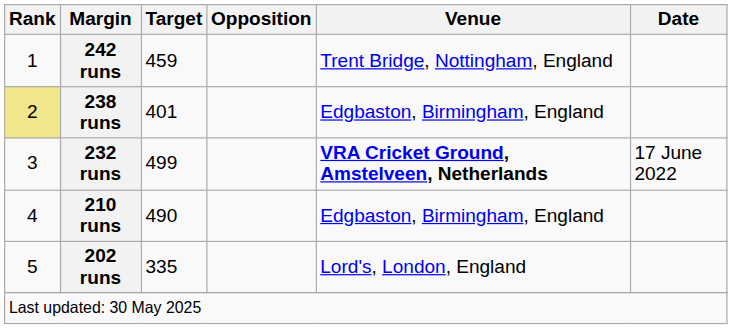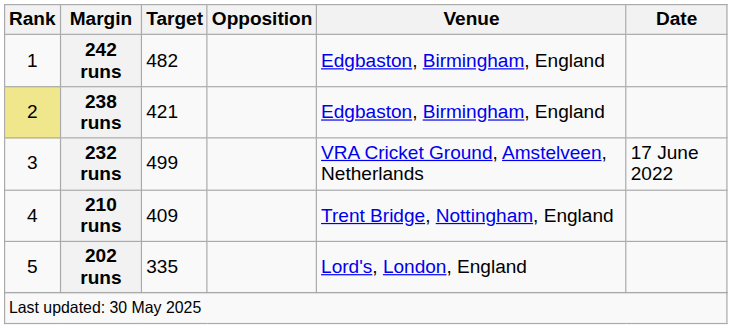(161, 60) 459 -> (162, 60) 482
(467, 60) Trent Bridge, Nottingham, England -> (463, 60) Edgbaston, Birmingham, England
(161, 112) 401 -> (162, 112) 421
(434, 163) bold -> (464, 163) normal
(161, 215) 490 -> (162, 215) 409
(462, 215) Edgbaston, Birmingham, England -> (467, 215) Trent Bridge, Nottingham, England
